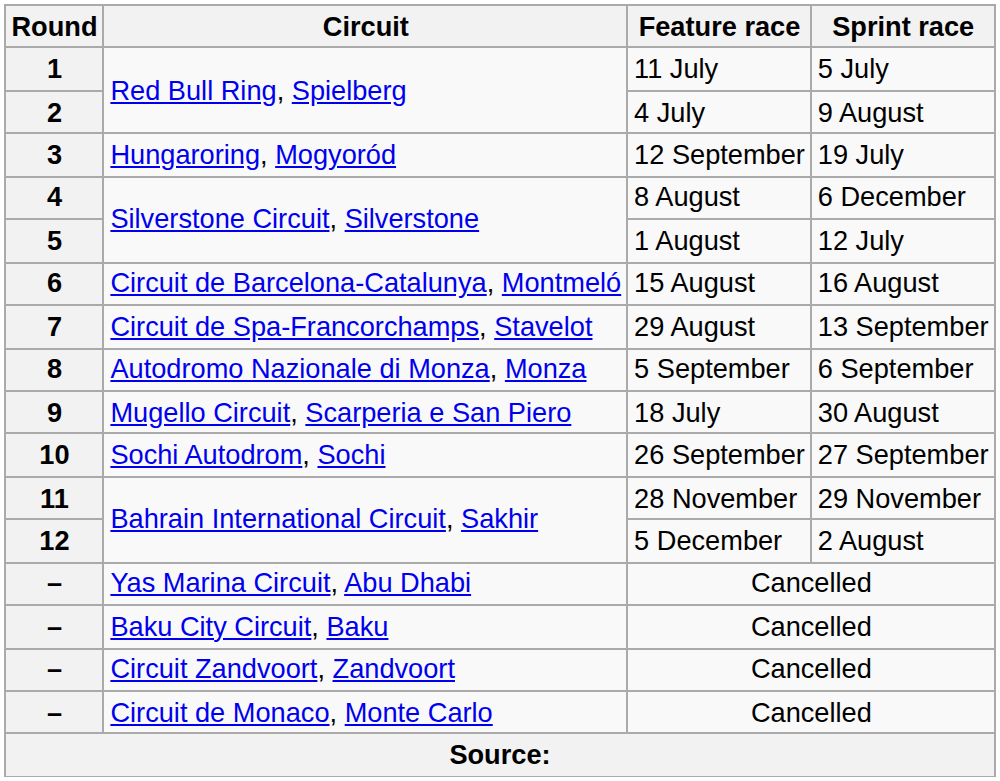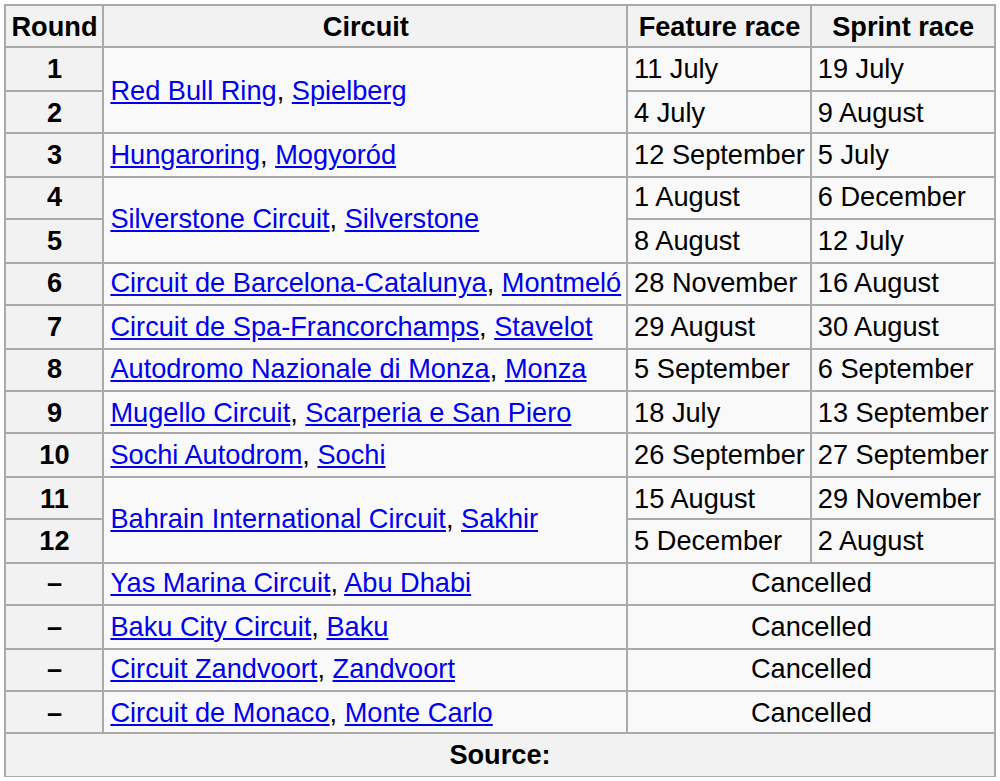(853, 69) 5 July -> (861, 69) 19 July
(861, 155) 19 July -> (853, 155) 5 July
(687, 198) 8 August -> (687, 198) 1 August
(687, 240) 1 August -> (687, 240) 8 August
(695, 283) 15 August -> (716, 283) 28 November
(903, 326) 13 September -> (878, 326) 30 August
(878, 412) 30 August -> (903, 412) 13 September
(716, 498) 28 November -> (695, 498) 15 August
